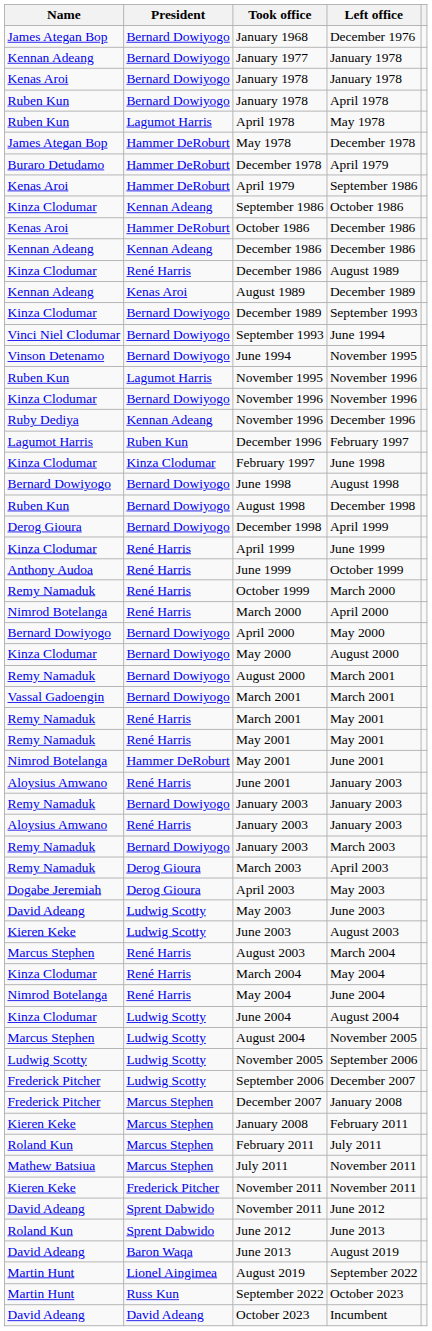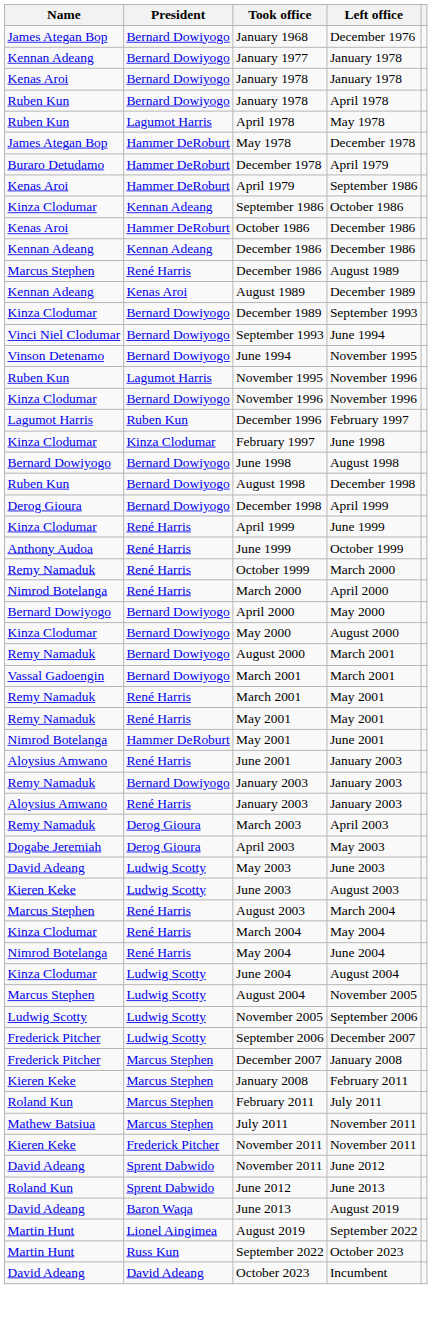(52, 270) Kinza Clodumar -> (51, 270) Marcus Stephen
- row: (279, 420)
- row: (272, 846)
